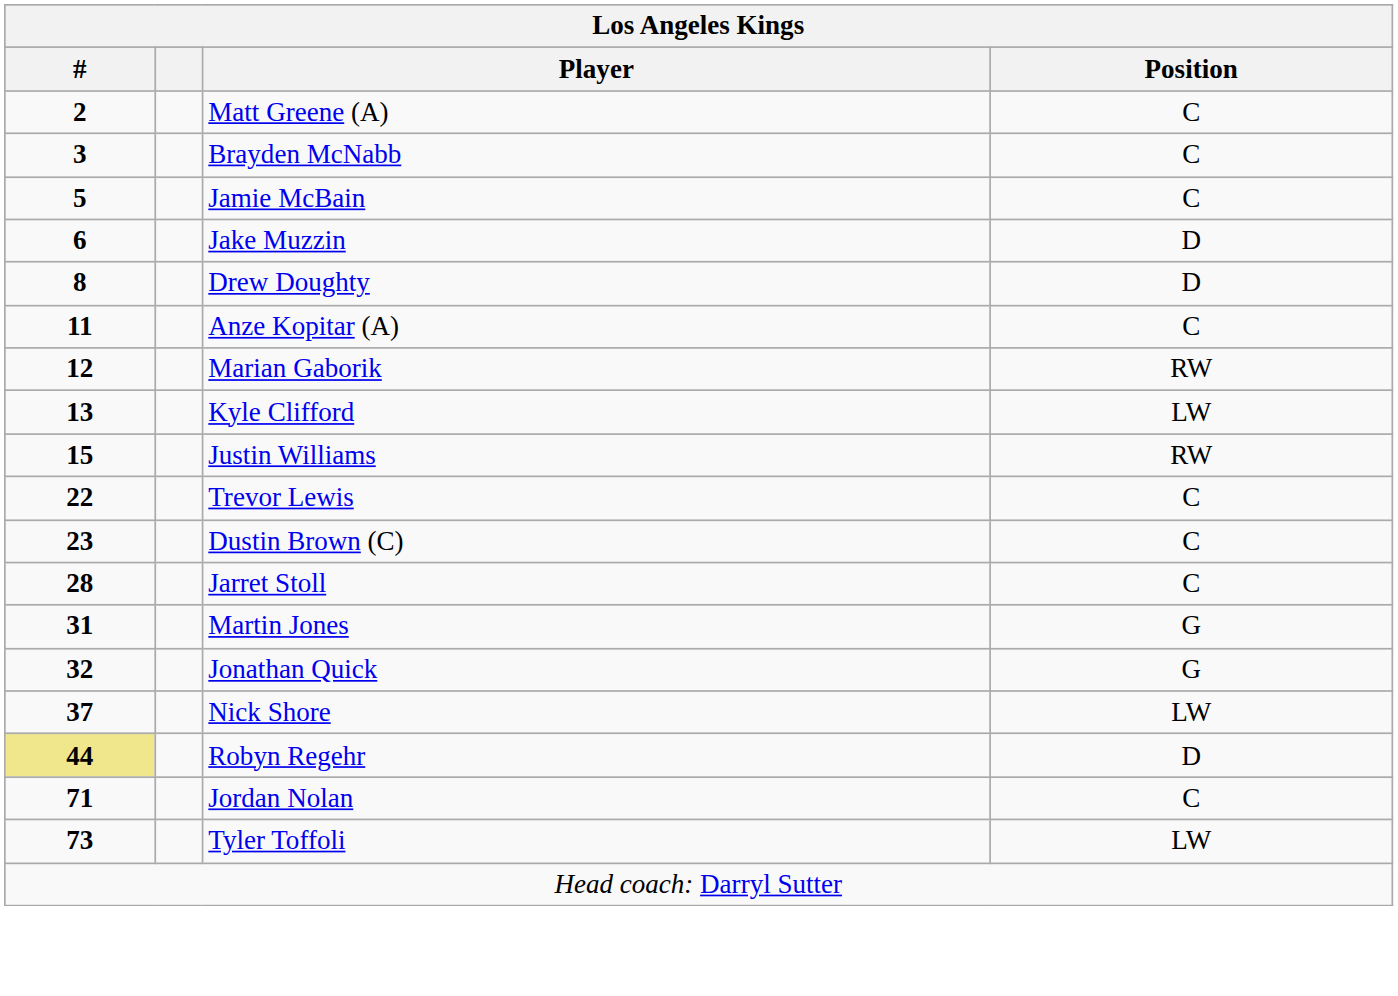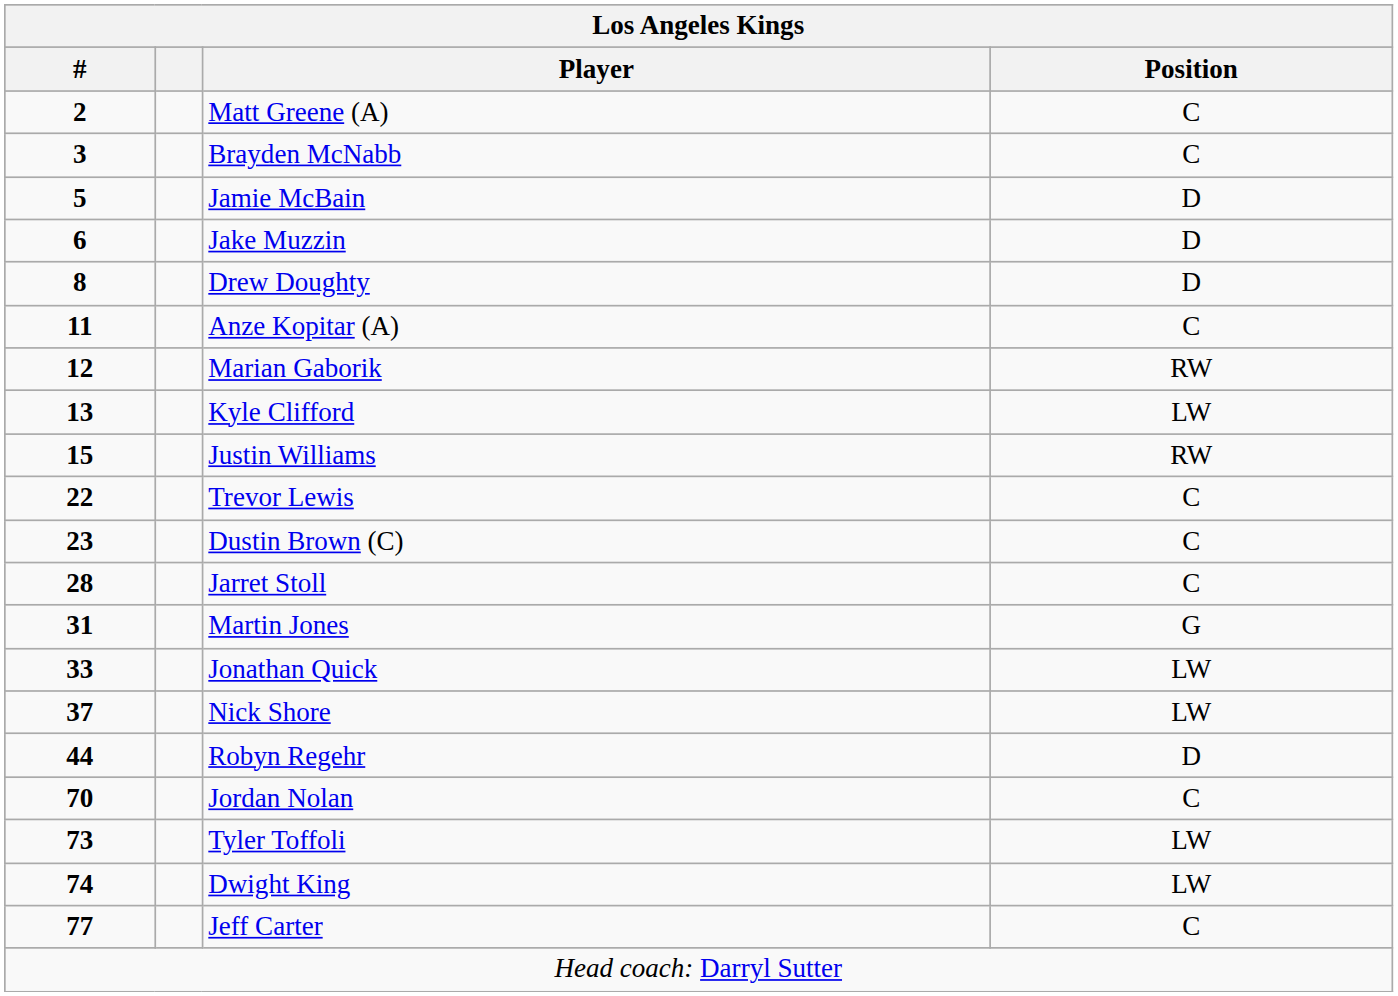(1191, 197) C -> (1191, 197) D
(80, 669) 32 -> (80, 669) 33
(1191, 669) G -> (1191, 669) LW
(80, 754) khaki background -> (80, 754) no background
(80, 797) 71 -> (80, 797) 70
+ row: (279, 883)
+ row: (265, 926)
